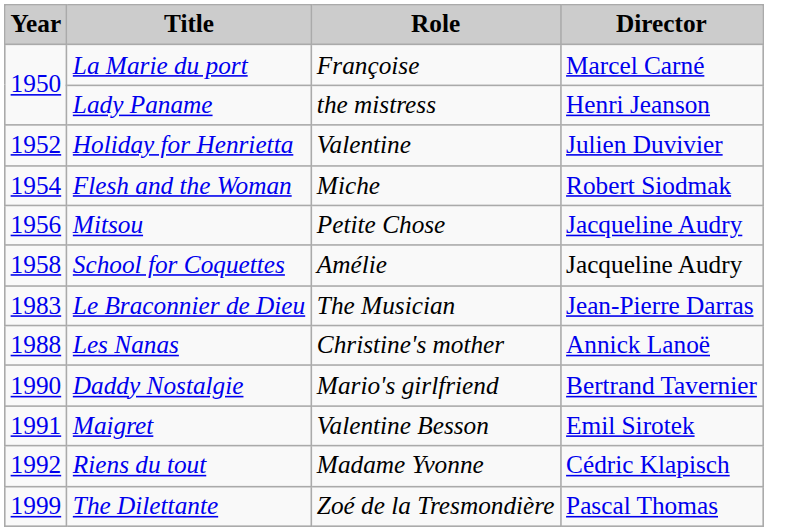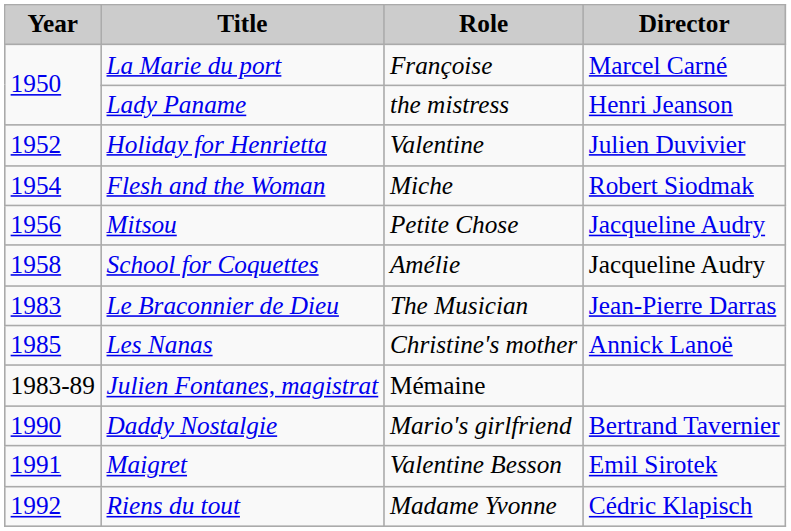(36, 345) 1988 -> (36, 345) 1985
+ row: (242, 385)
- row: (145, 505)
